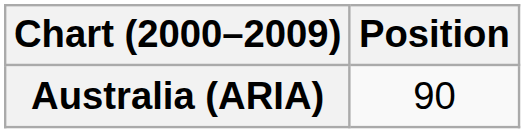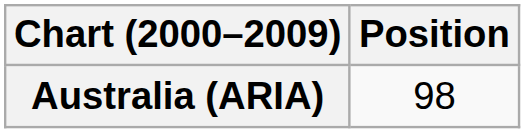(434, 95) 90 -> (434, 95) 98
